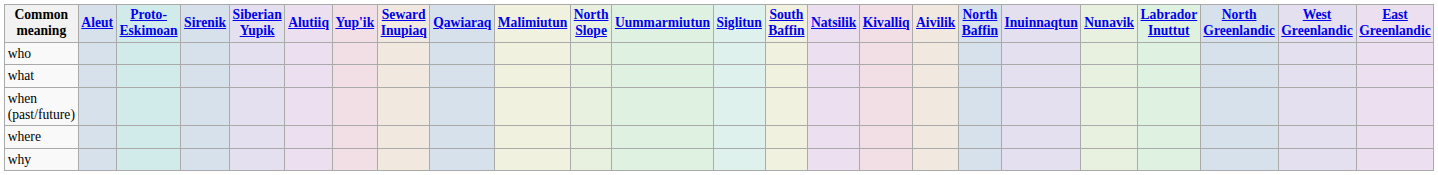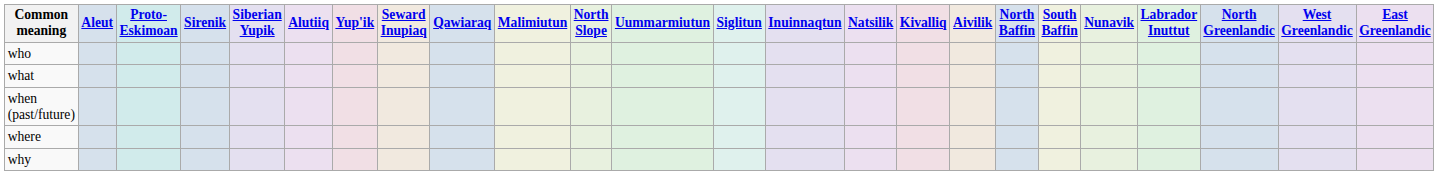columns swapped: (1041, 23) <-> (786, 23)
